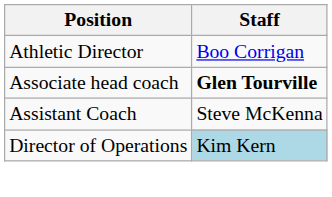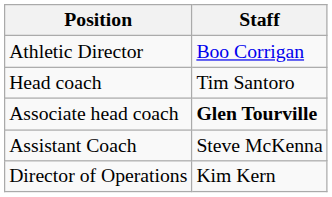+ row: (55, 82)
(236, 144) lightblue background -> (236, 176) no background
